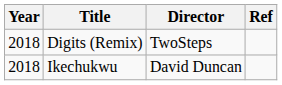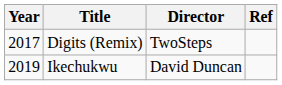(24, 42) 2018 -> (24, 42) 2017
(24, 67) 2018 -> (24, 67) 2019
